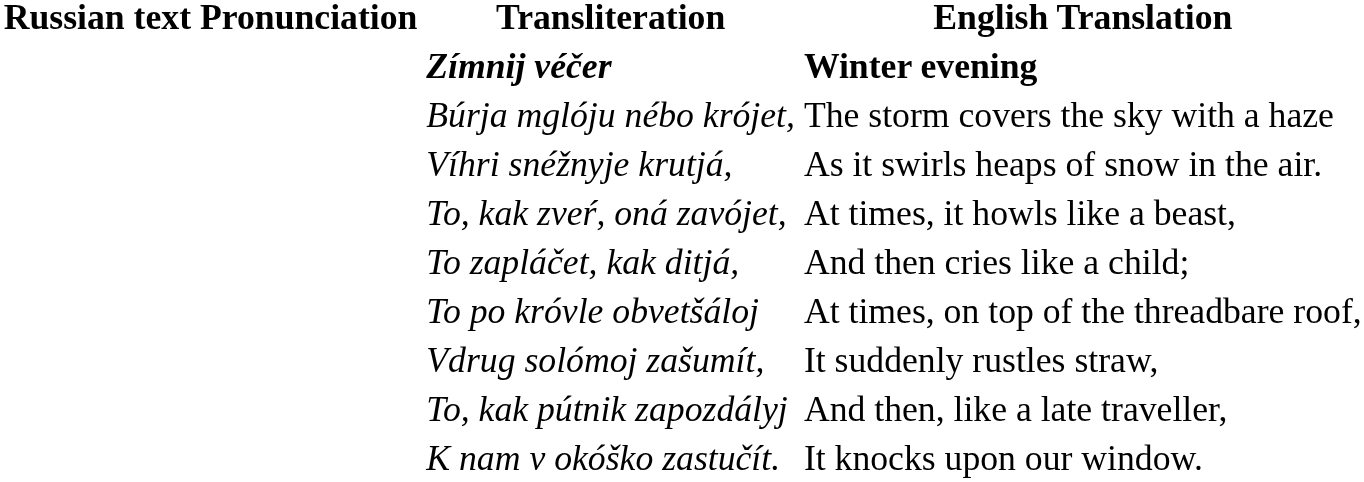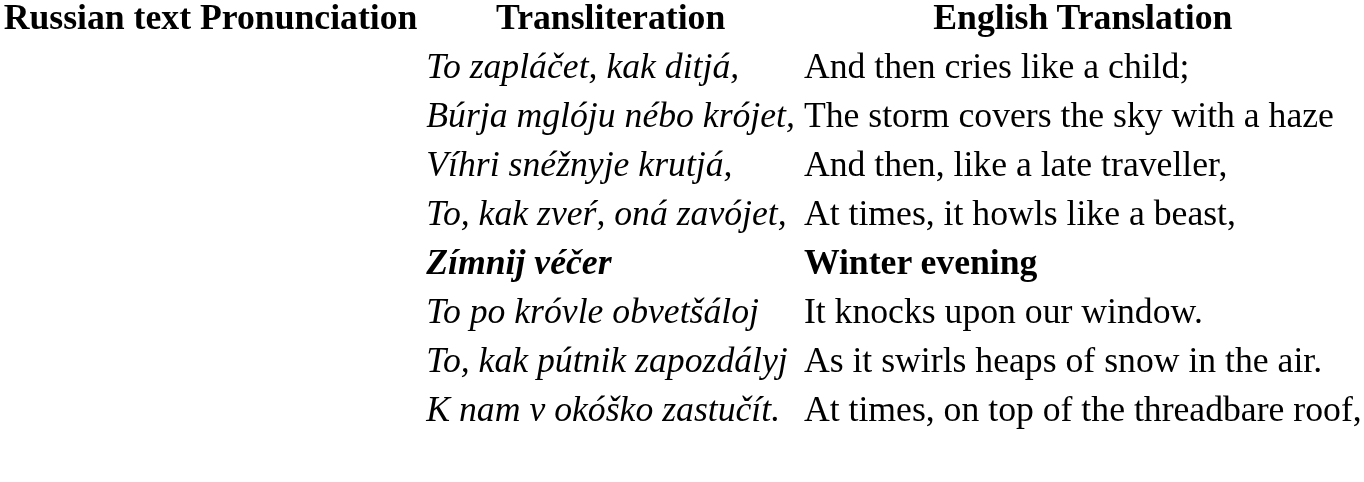rows swapped: (519, 66) <-> (583, 262)
(1063, 164) As it swirls heaps of snow in the air. -> (1016, 164) And then, like a late traveller,
(1083, 311) At times, on top of the threadbare roof, -> (1003, 311) It knocks upon our window.
- row: (595, 360)
(1016, 409) And then, like a late traveller, -> (1063, 360) As it swirls heaps of snow in the air.
(1003, 458) It knocks upon our window. -> (1083, 409) At times, on top of the threadbare roof,
